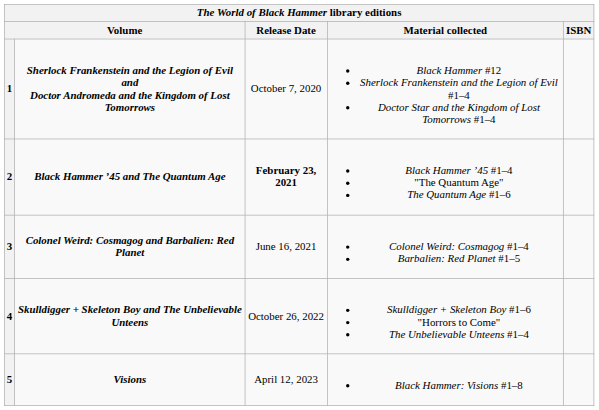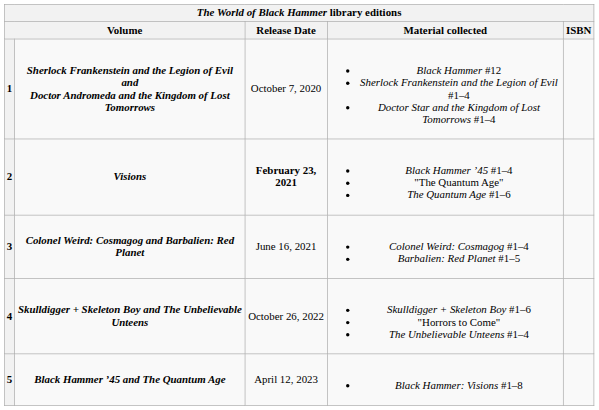(130, 177) Black Hammer ’45 and The Quantum Age -> (130, 177) Visions
(130, 379) Visions -> (130, 379) Black Hammer ’45 and The Quantum Age
